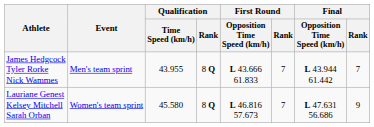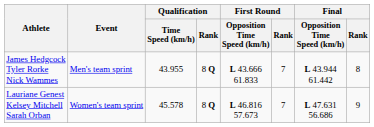(358, 70) 7 -> (358, 70) 8
(171, 105) 45.580 -> (171, 105) 45.578
